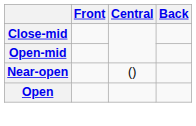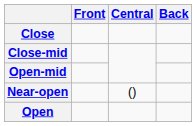+ row: (38, 33)
